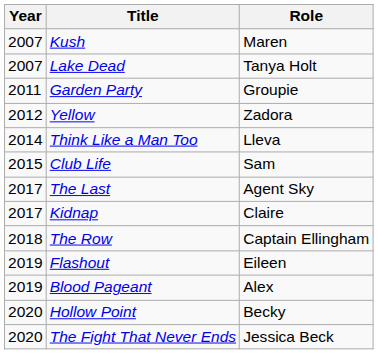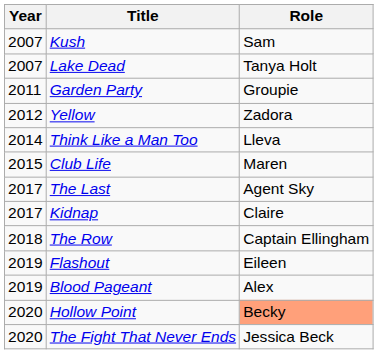(265, 41) Maren -> (259, 41) Sam
(259, 164) Sam -> (265, 164) Maren
(264, 312) no background -> (264, 312) lightsalmon background
